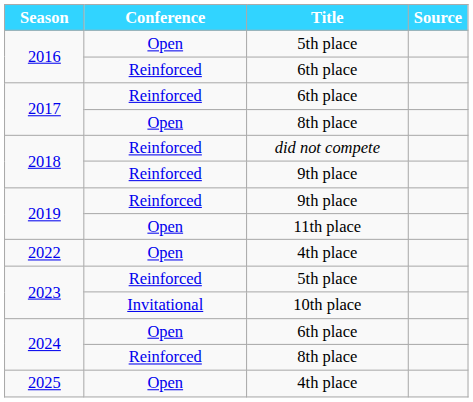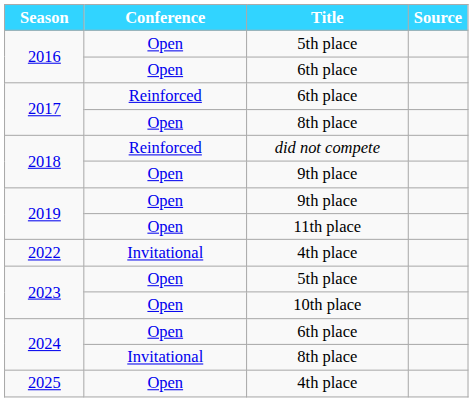(165, 69) Reinforced -> (165, 69) Open
(165, 174) Reinforced -> (165, 174) Open
(165, 200) Reinforced -> (165, 200) Open
(165, 252) Open -> (165, 252) Invitational
(165, 278) Reinforced -> (165, 278) Open
(165, 305) Invitational -> (165, 305) Open
(165, 357) Reinforced -> (165, 357) Invitational
